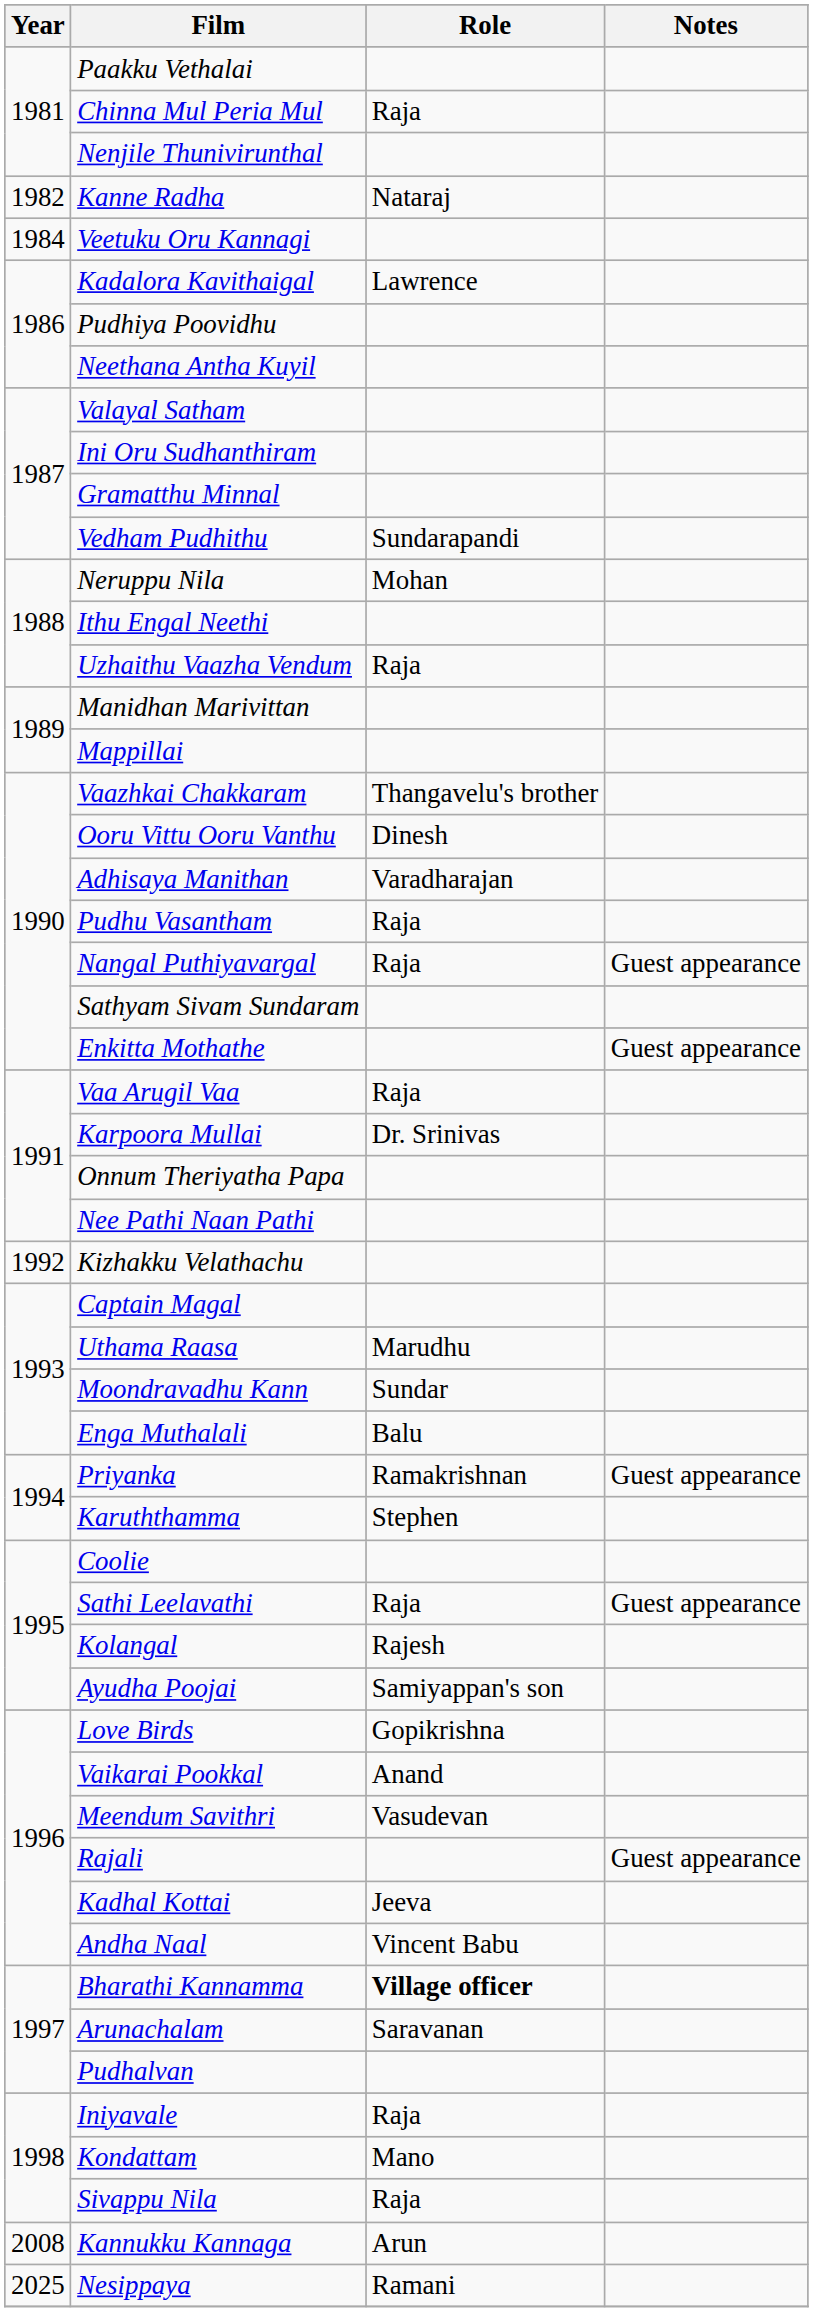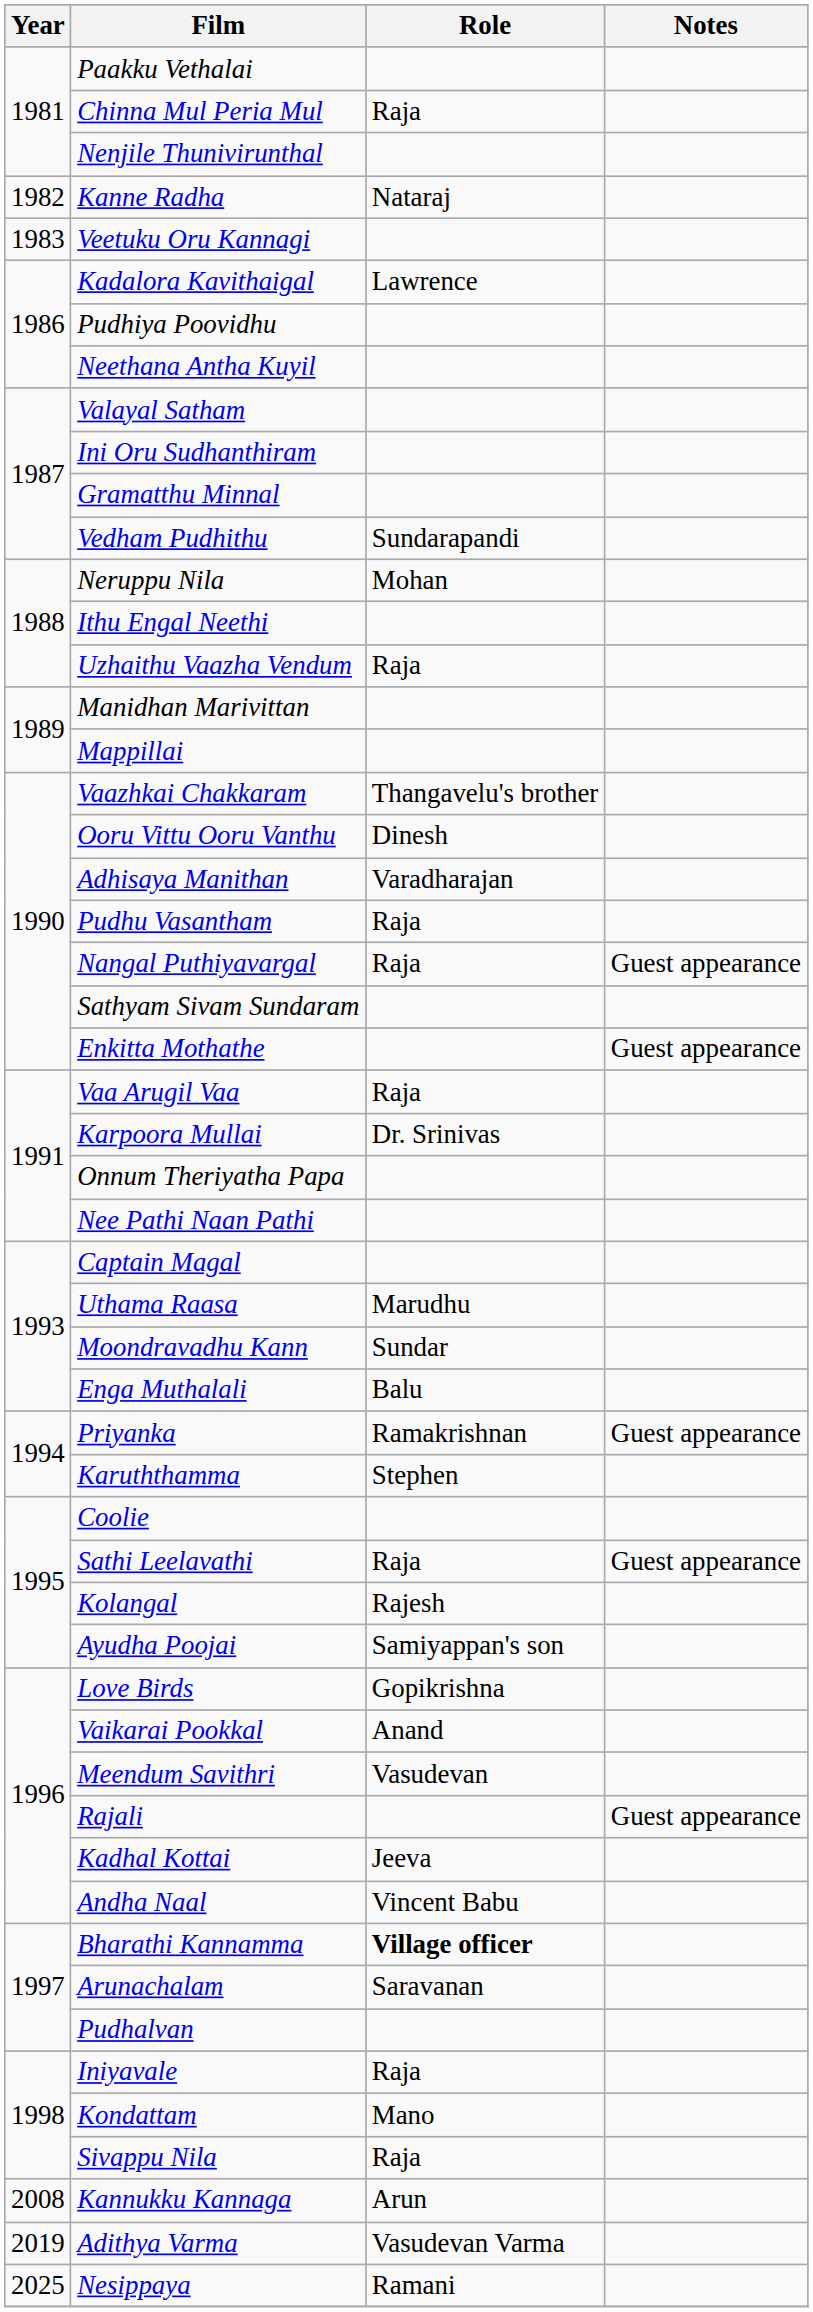(38, 238) 1984 -> (38, 238) 1983
- row: (190, 1262)
+ row: (157, 2242)
